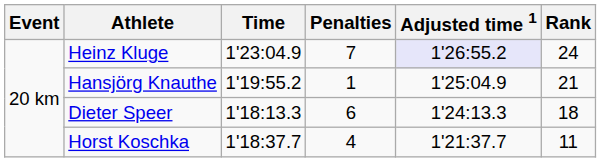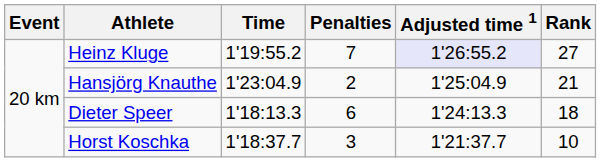(264, 54) 1'23:04.9 -> (264, 54) 1'19:55.2
(568, 54) 24 -> (568, 54) 27
(264, 83) 1'19:55.2 -> (264, 83) 1'23:04.9
(351, 83) 1 -> (351, 83) 2
(351, 142) 4 -> (351, 142) 3
(568, 142) 11 -> (568, 142) 10
